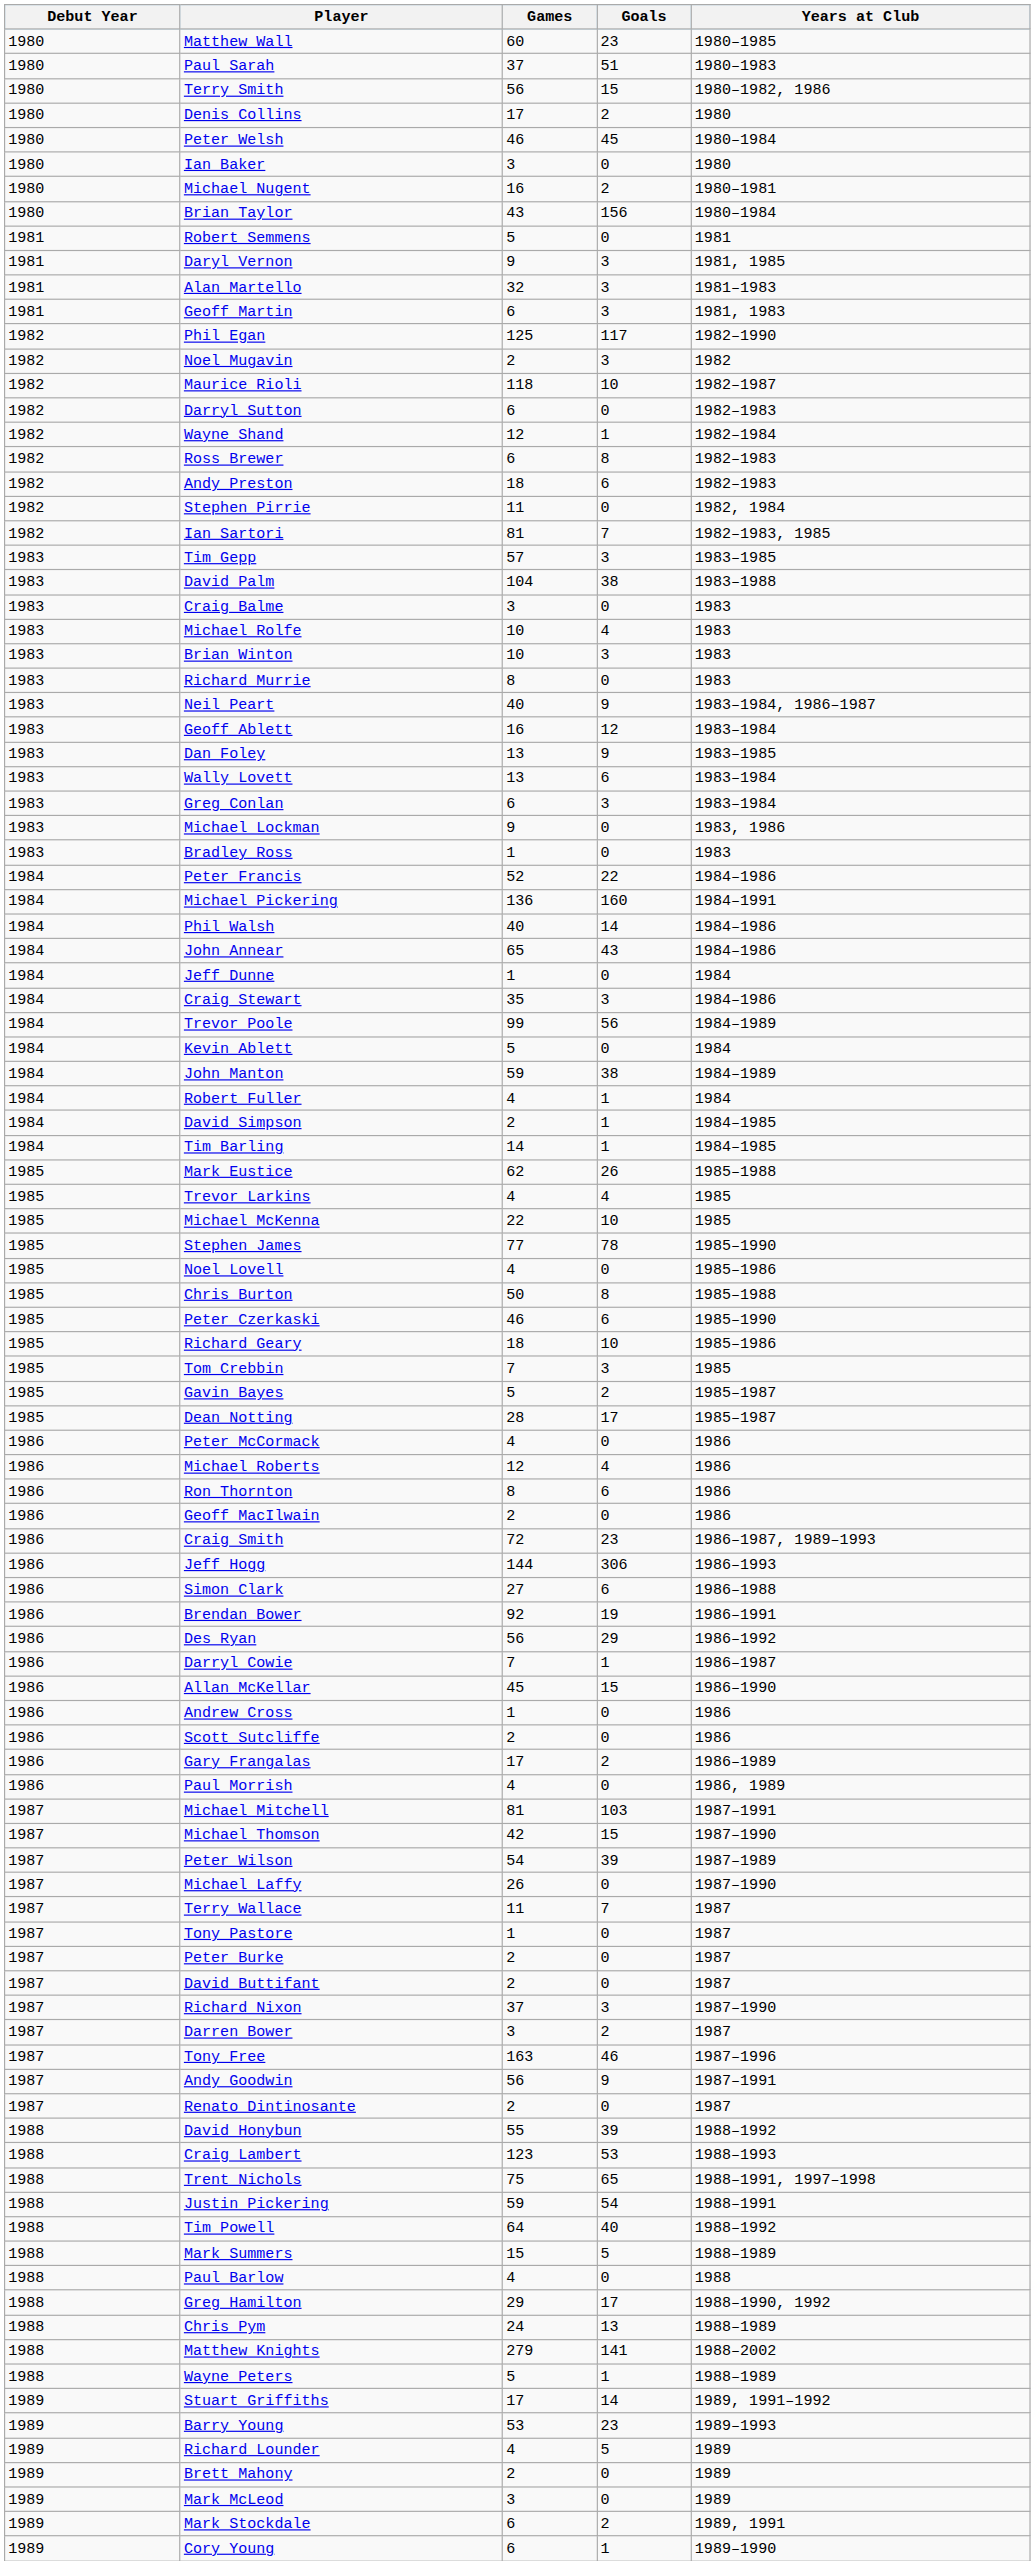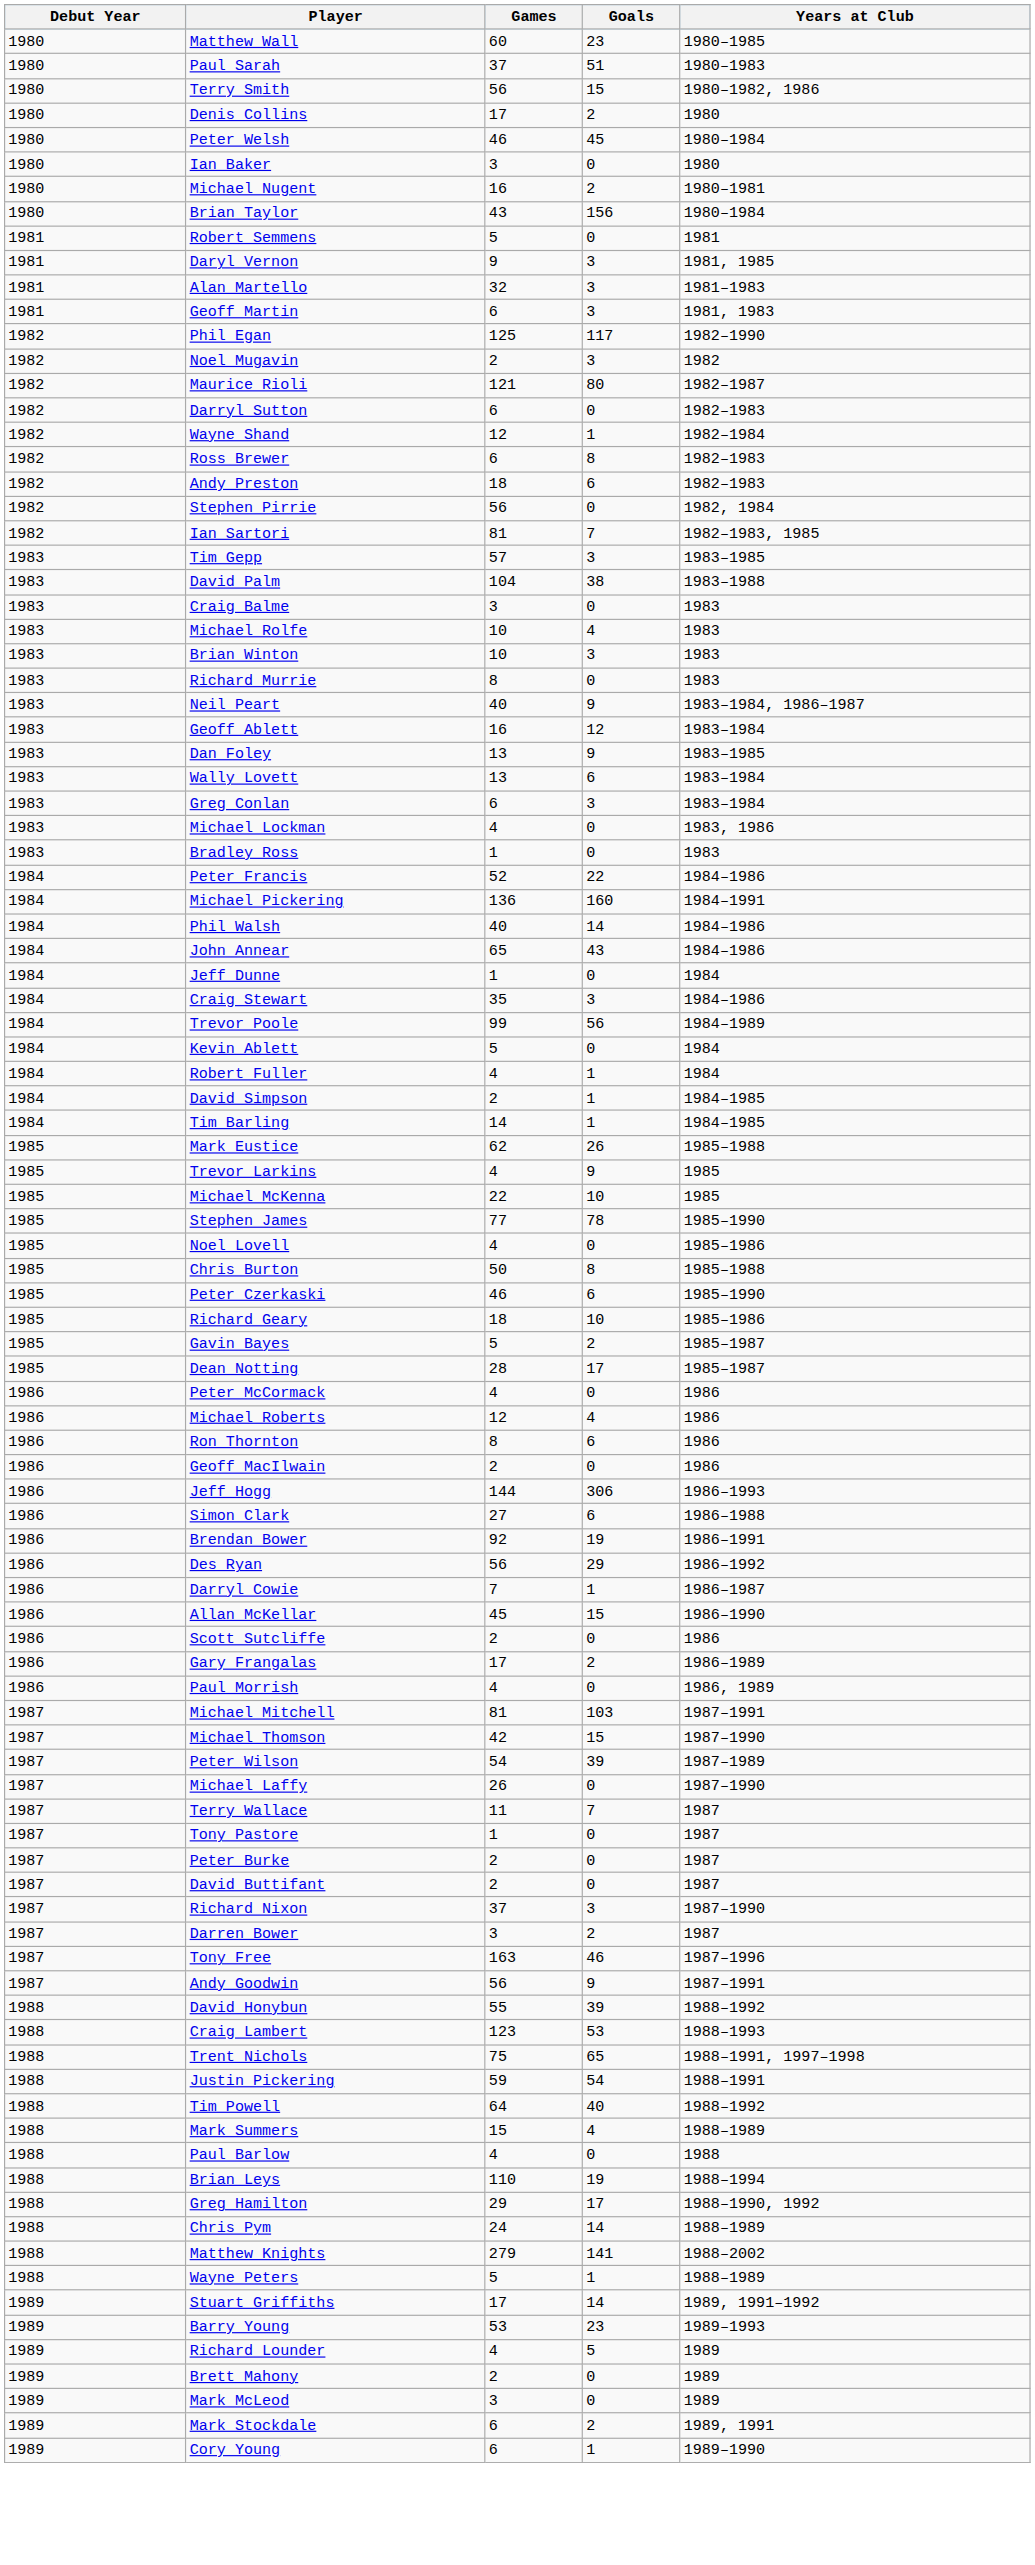(520, 386) 118 -> (502, 386) 121
(610, 386) 10 -> (595, 386) 80
(515, 508) 11 -> (498, 508) 56
(511, 828) 9 -> (493, 828) 4
- row: (234, 1074)
(605, 1197) 4 -> (591, 1172) 9
- row: (234, 1369)
- row: (234, 1541)
- row: (238, 1713)
- row: (270, 2106)
(605, 2253) 5 -> (591, 2131) 4
+ row: (235, 2180)
(610, 2327) 13 -> (595, 2229) 14
